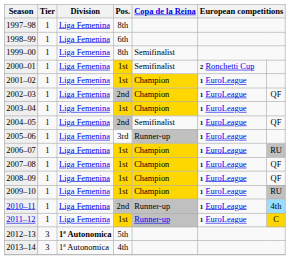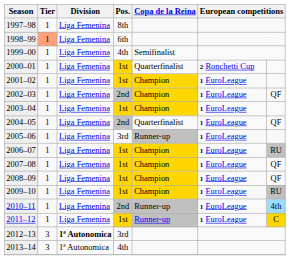(47, 38) no background -> (47, 38) lightsalmon background
(123, 52) 8th -> (123, 52) 4th
(155, 66) Semifinalist -> (159, 66) Quarterfinalist
(155, 122) Semifinalist -> (159, 122) Quarterfinalist
(123, 233) 5th -> (123, 233) 3rd
